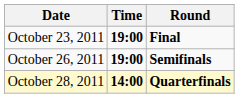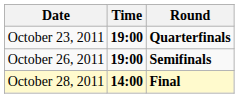(165, 37) Final -> (190, 37) Quarterfinals
(190, 81) Quarterfinals -> (165, 81) Final
